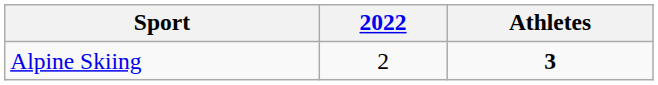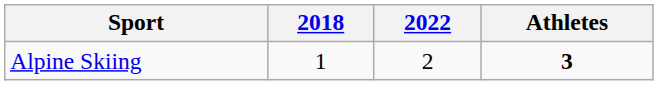+ column: (321, 23)
